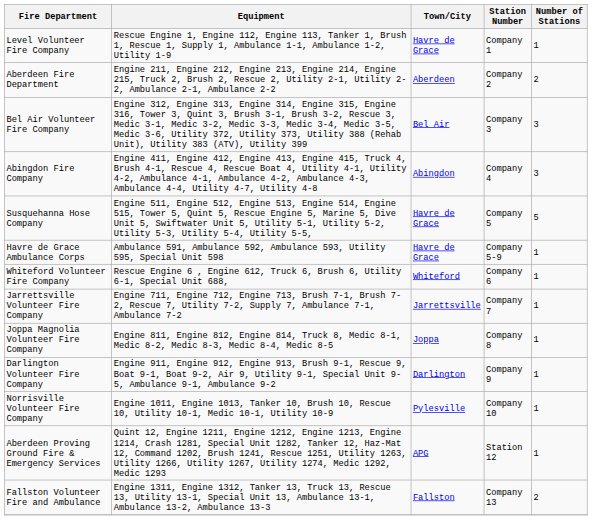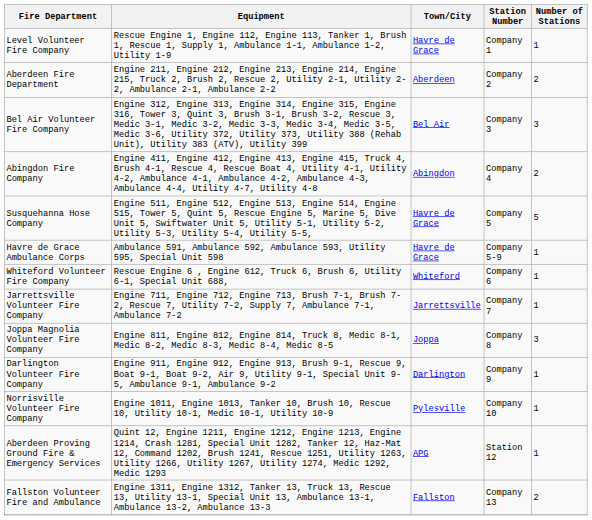(536, 174) 3 -> (536, 174) 2
(536, 340) 1 -> (536, 340) 3
